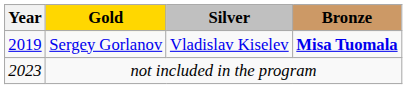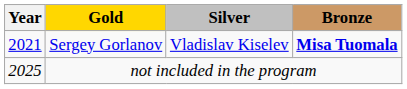(25, 44) 2019 -> (25, 44) 2021
(25, 70) 2023 -> (25, 70) 2025
